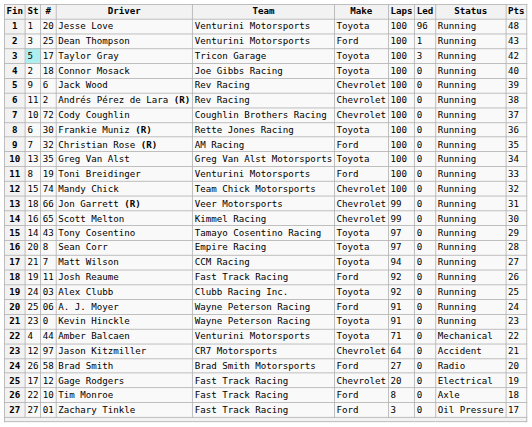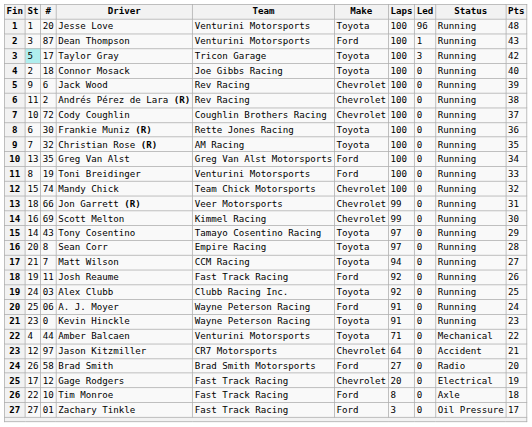(48, 42) 25 -> (48, 42) 87
(348, 145) Ford -> (353, 145) Toyota
(353, 160) Toyota -> (348, 160) Ford
(48, 219) 65 -> (48, 219) 69
